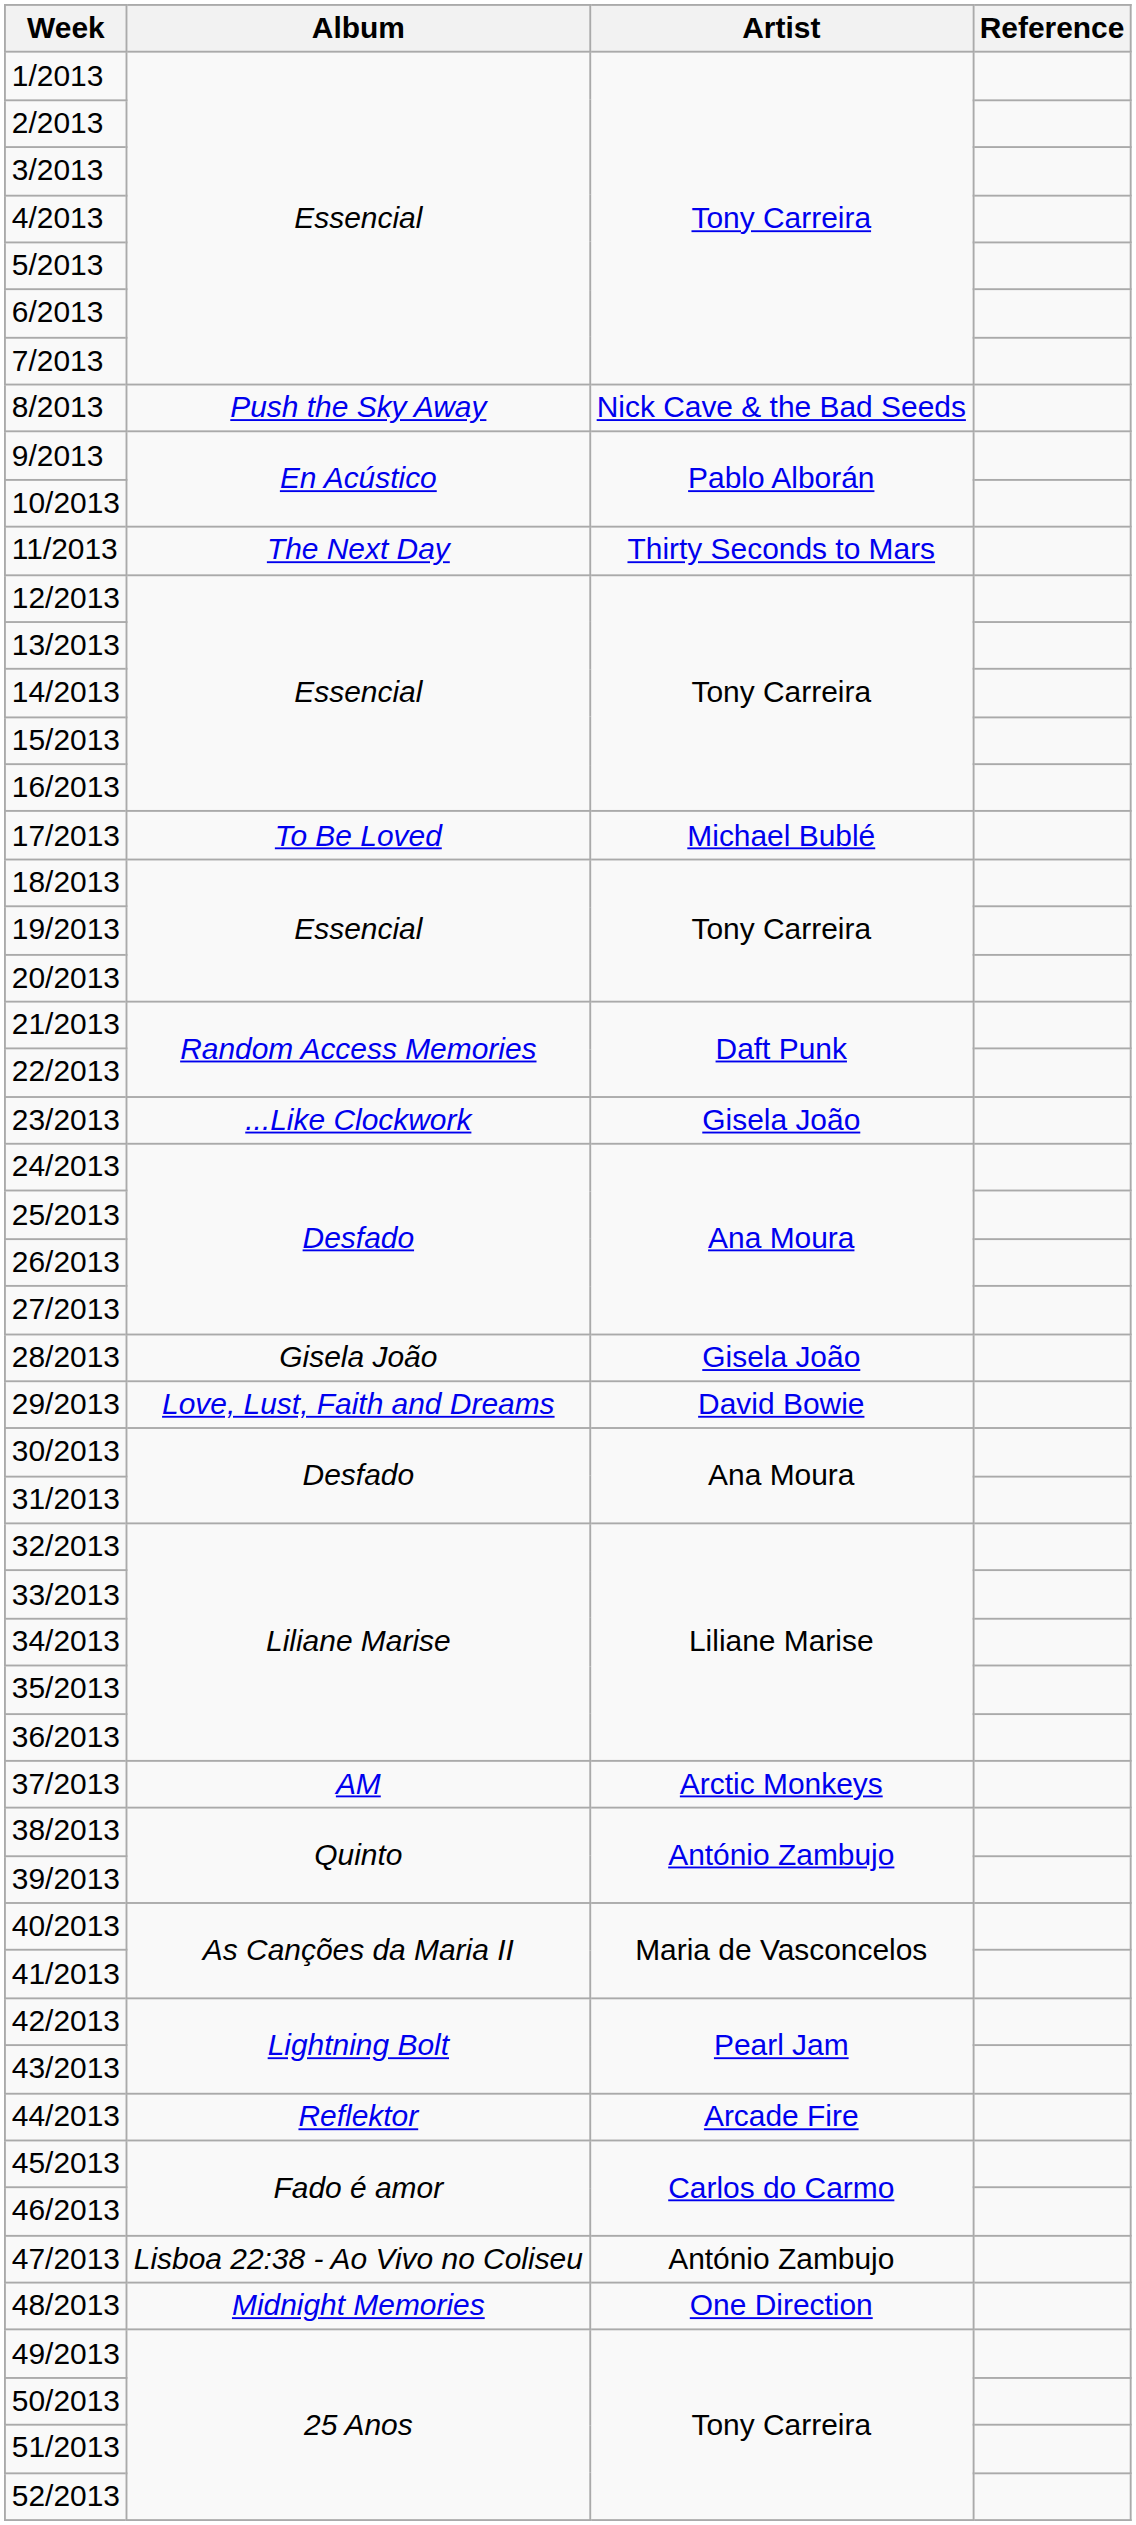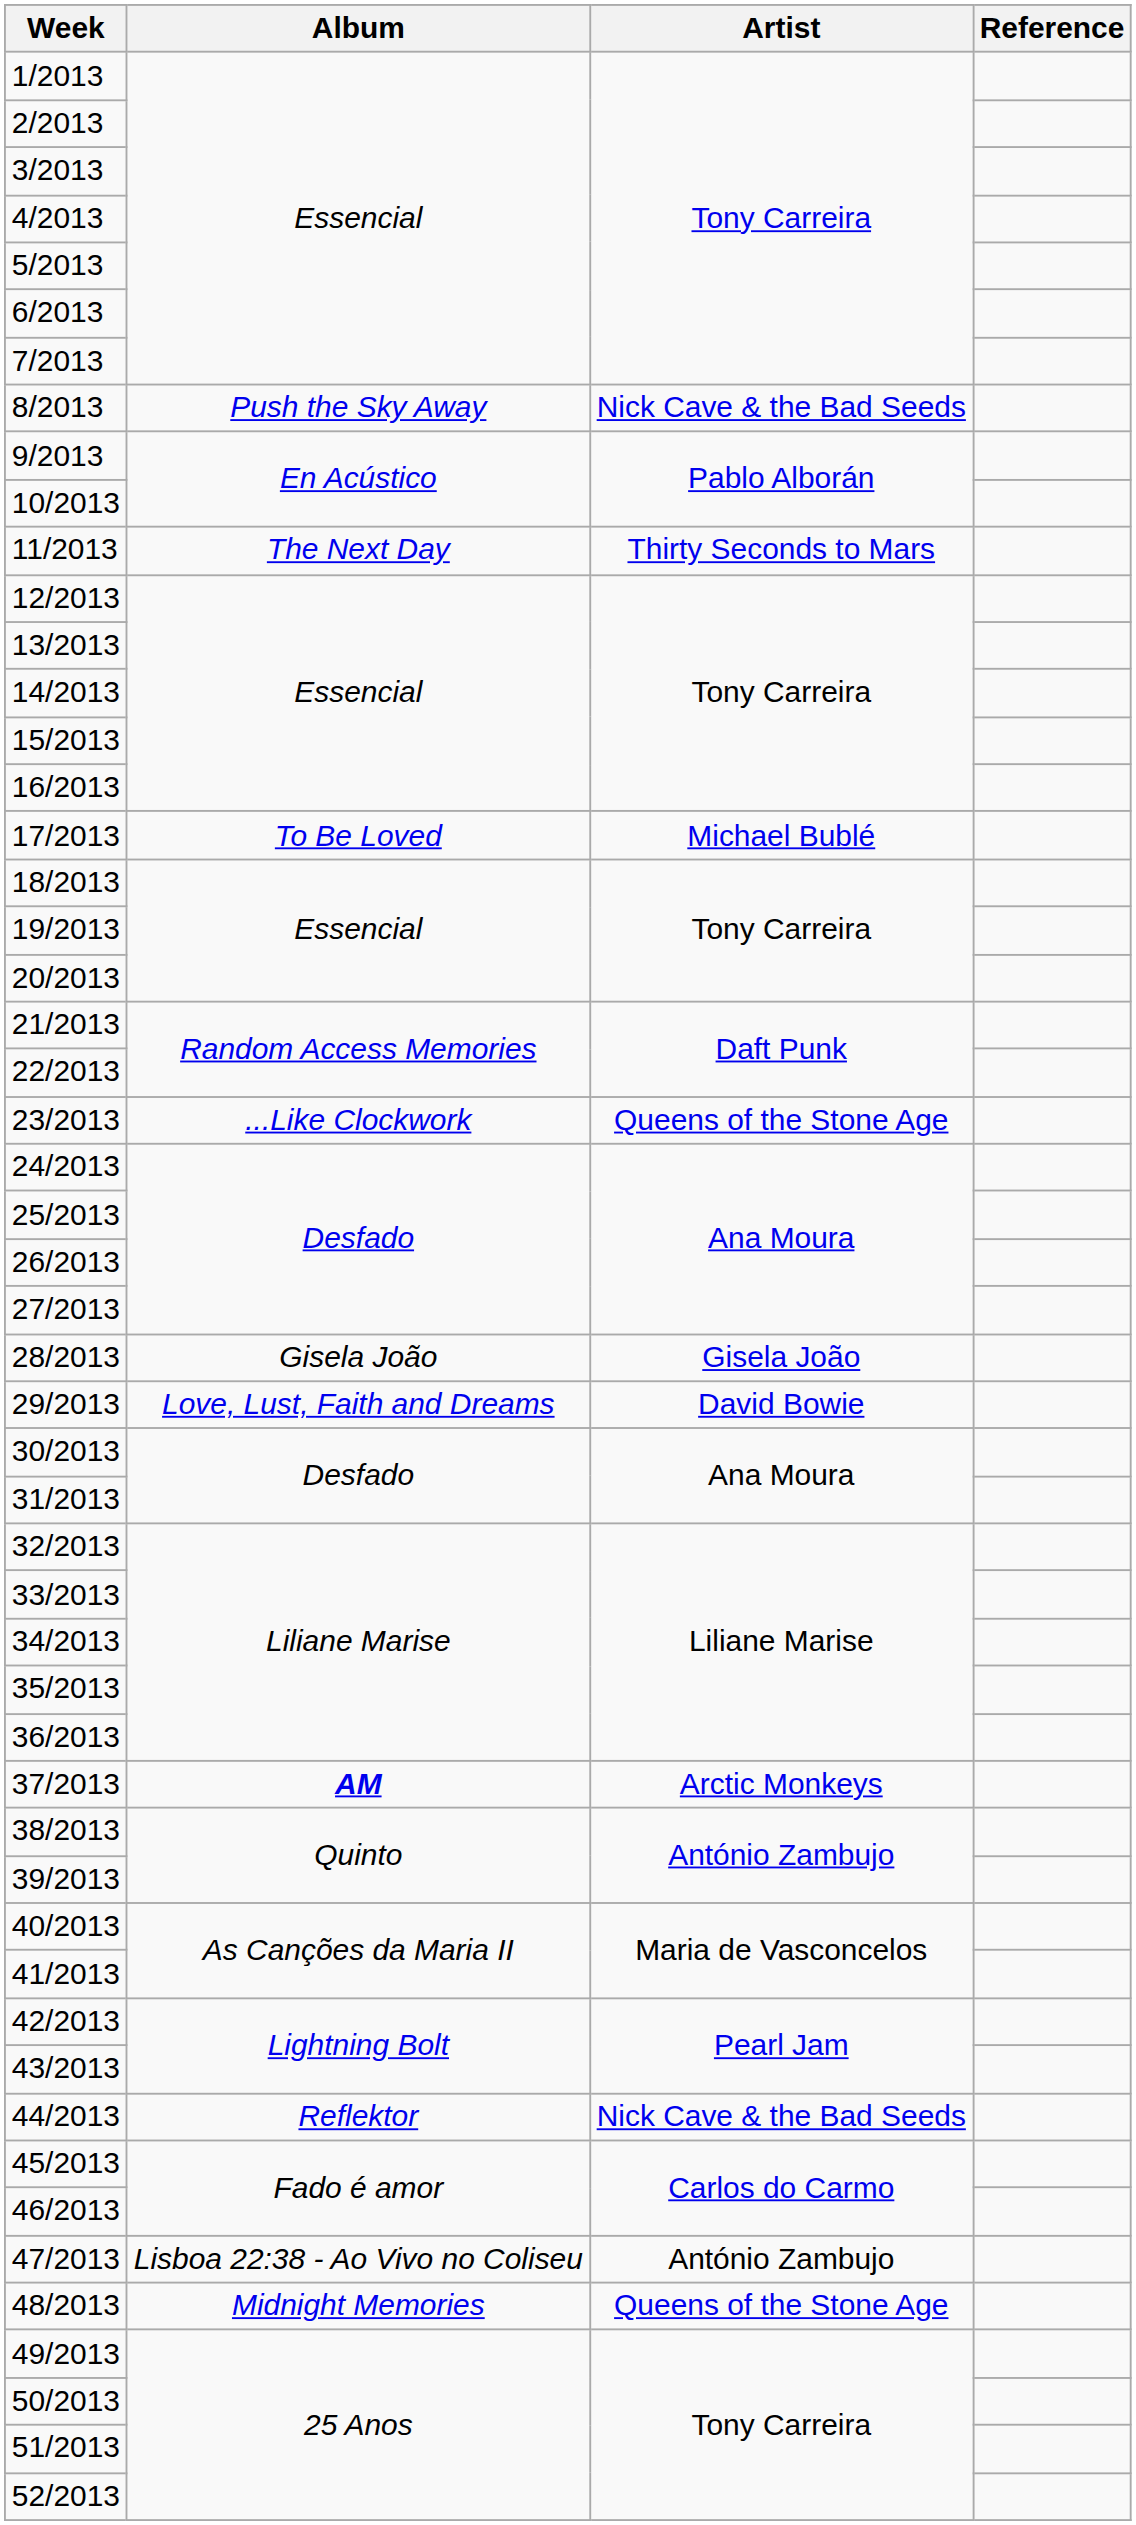(781, 1119) Gisela João -> (781, 1119) Queens of the Stone Age
(358, 1783) normal -> (358, 1783) bold
(781, 2116) Arcade Fire -> (781, 2116) Nick Cave & the Bad Seeds
(781, 2305) One Direction -> (781, 2305) Queens of the Stone Age
